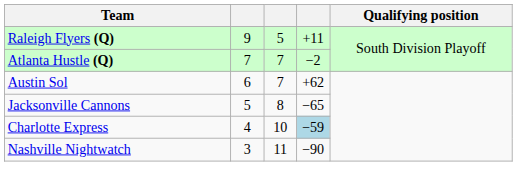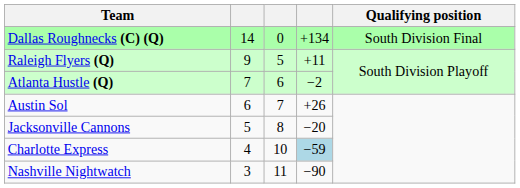+ row: (86, 37)
(280, 60) 7 -> (280, 82) 6
(313, 82) +62 -> (314, 104) +26
(313, 104) −65 -> (314, 127) −20
